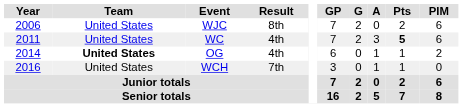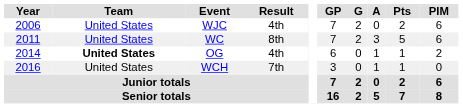(276, 25) 8th -> (276, 25) 4th
(276, 39) 4th -> (276, 39) 8th
(402, 39) bold -> (402, 39) normal
